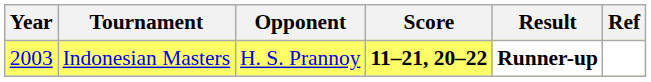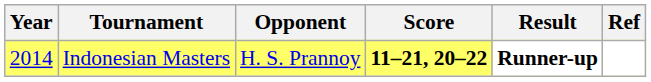(31, 57) 2003 -> (31, 57) 2014
